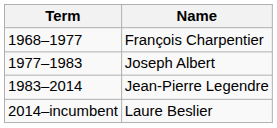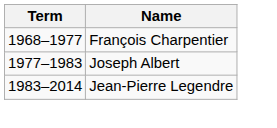- row: (169, 110)
